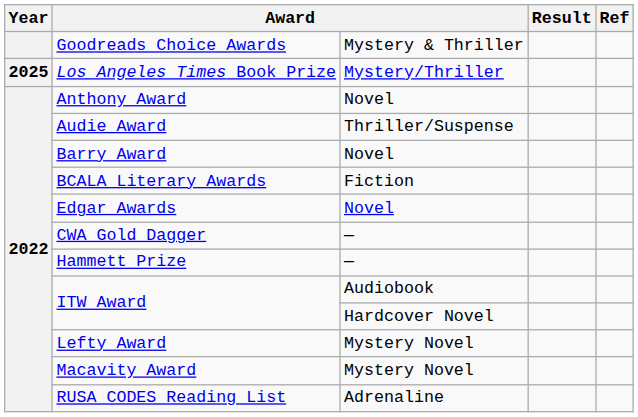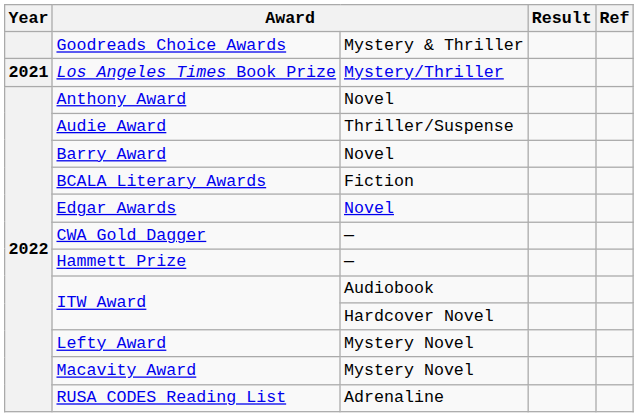(29, 72) 2025 -> (29, 72) 2021
